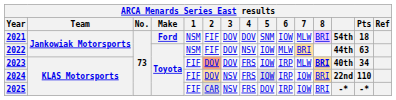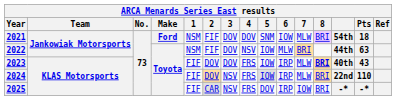(212, 63) lightsalmon background -> (212, 63) no background
(364, 63) 34 -> (364, 63) 43
(304, 76) IOW -> (304, 76) MLW
